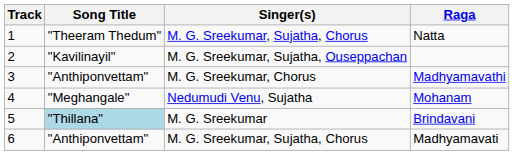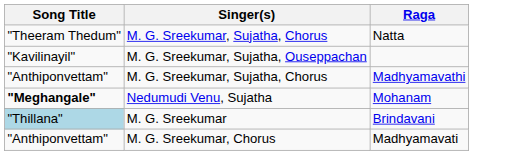- column: (25, 14)
(242, 77) M. G. Sreekumar, Chorus -> (227, 77) M. G. Sreekumar, Sujatha, Chorus
(89, 98) normal -> (52, 98) bold
(267, 139) M. G. Sreekumar, Sujatha, Chorus -> (201, 139) M. G. Sreekumar, Chorus
